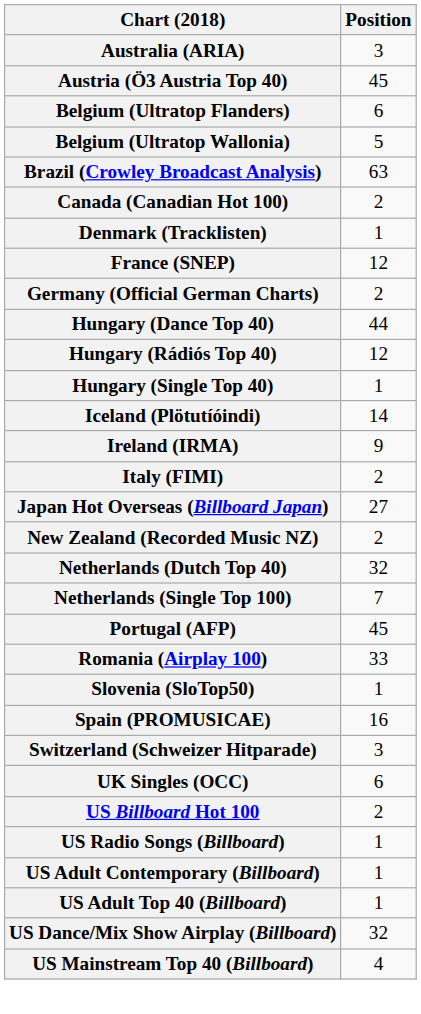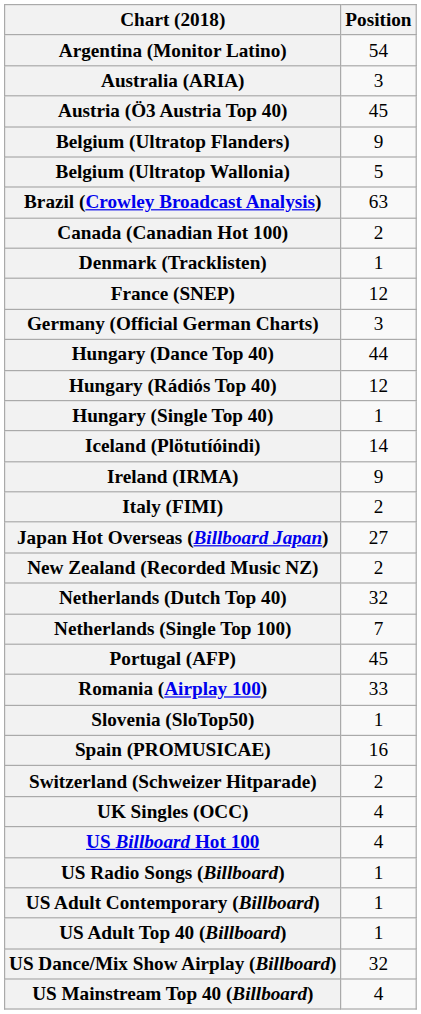+ row: (173, 50)
(378, 111) 6 -> (378, 141) 9
(378, 293) 2 -> (378, 324) 3
(378, 750) 3 -> (378, 780) 2
(378, 780) 6 -> (378, 811) 4
(378, 811) 2 -> (378, 841) 4
